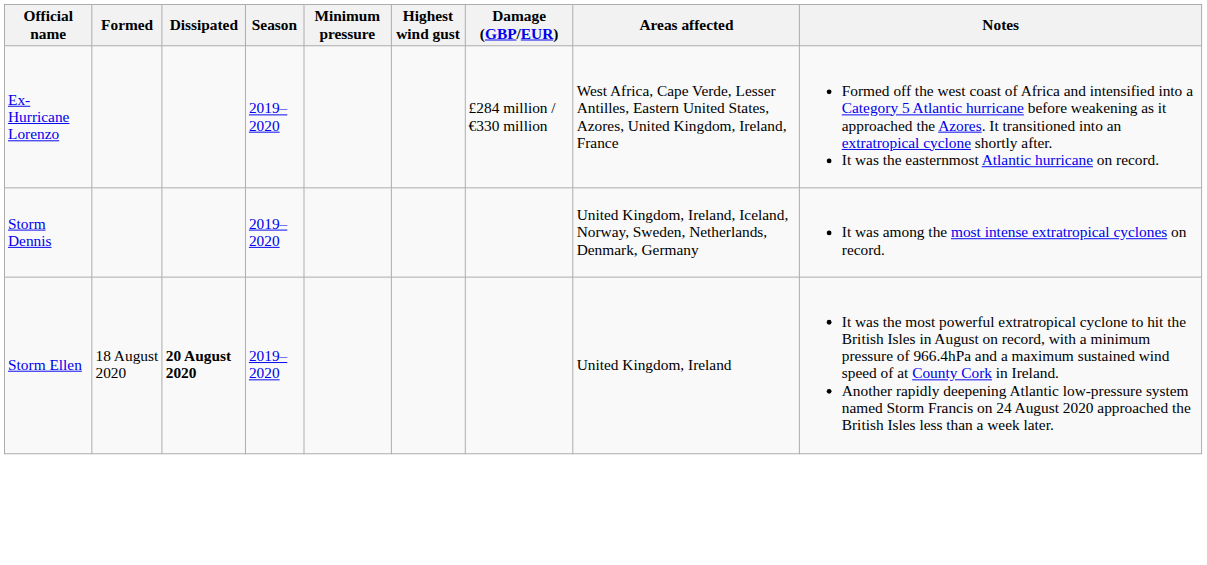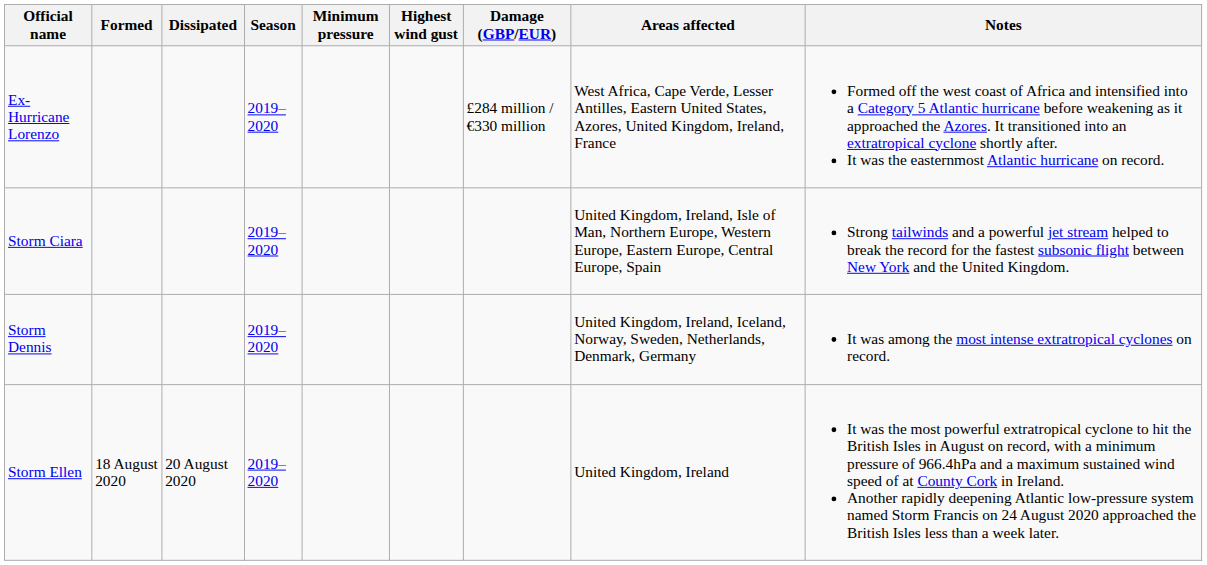+ row: (45, 241)
(198, 365) bold -> (197, 472) normal
